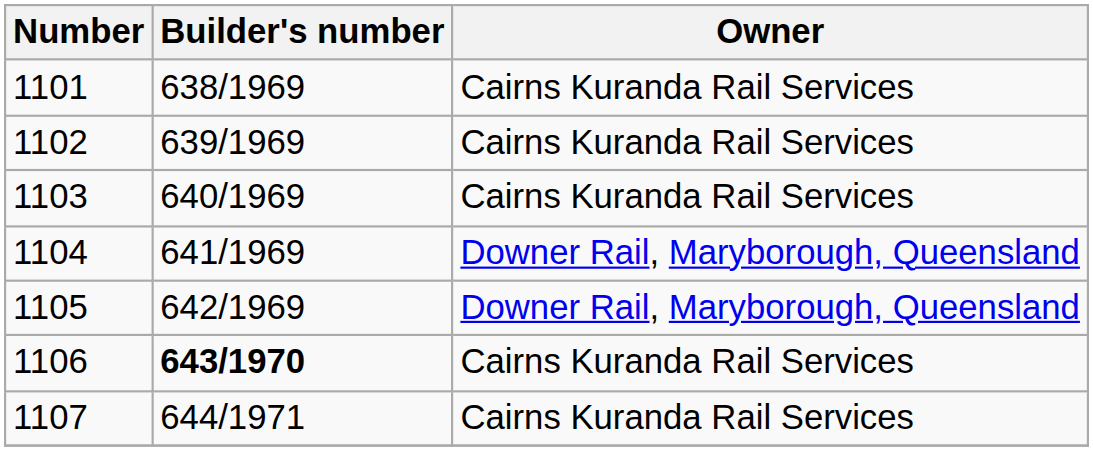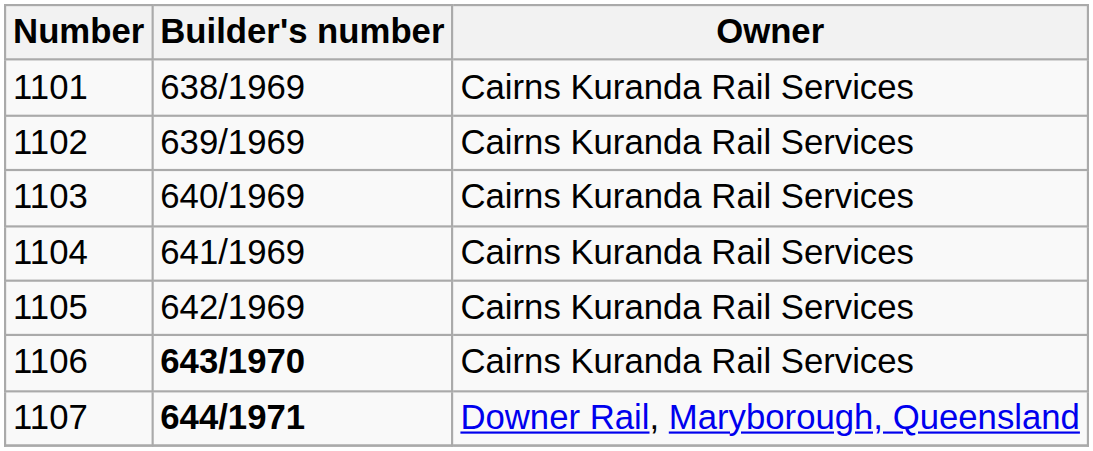(770, 252) Downer Rail, Maryborough, Queensland -> (687, 252) Cairns Kuranda Rail Services
(770, 307) Downer Rail, Maryborough, Queensland -> (687, 307) Cairns Kuranda Rail Services
(233, 417) normal -> (233, 417) bold
(687, 417) Cairns Kuranda Rail Services -> (770, 417) Downer Rail, Maryborough, Queensland
